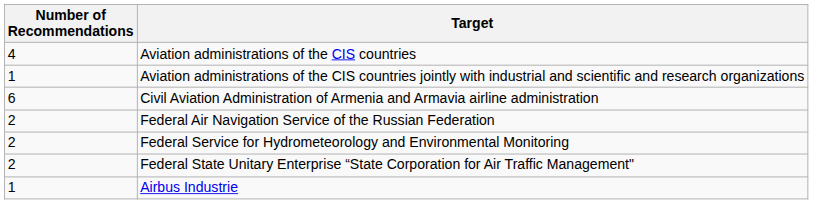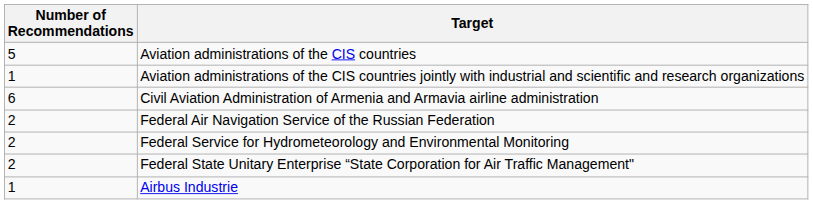(12, 53) 4 -> (12, 53) 5
